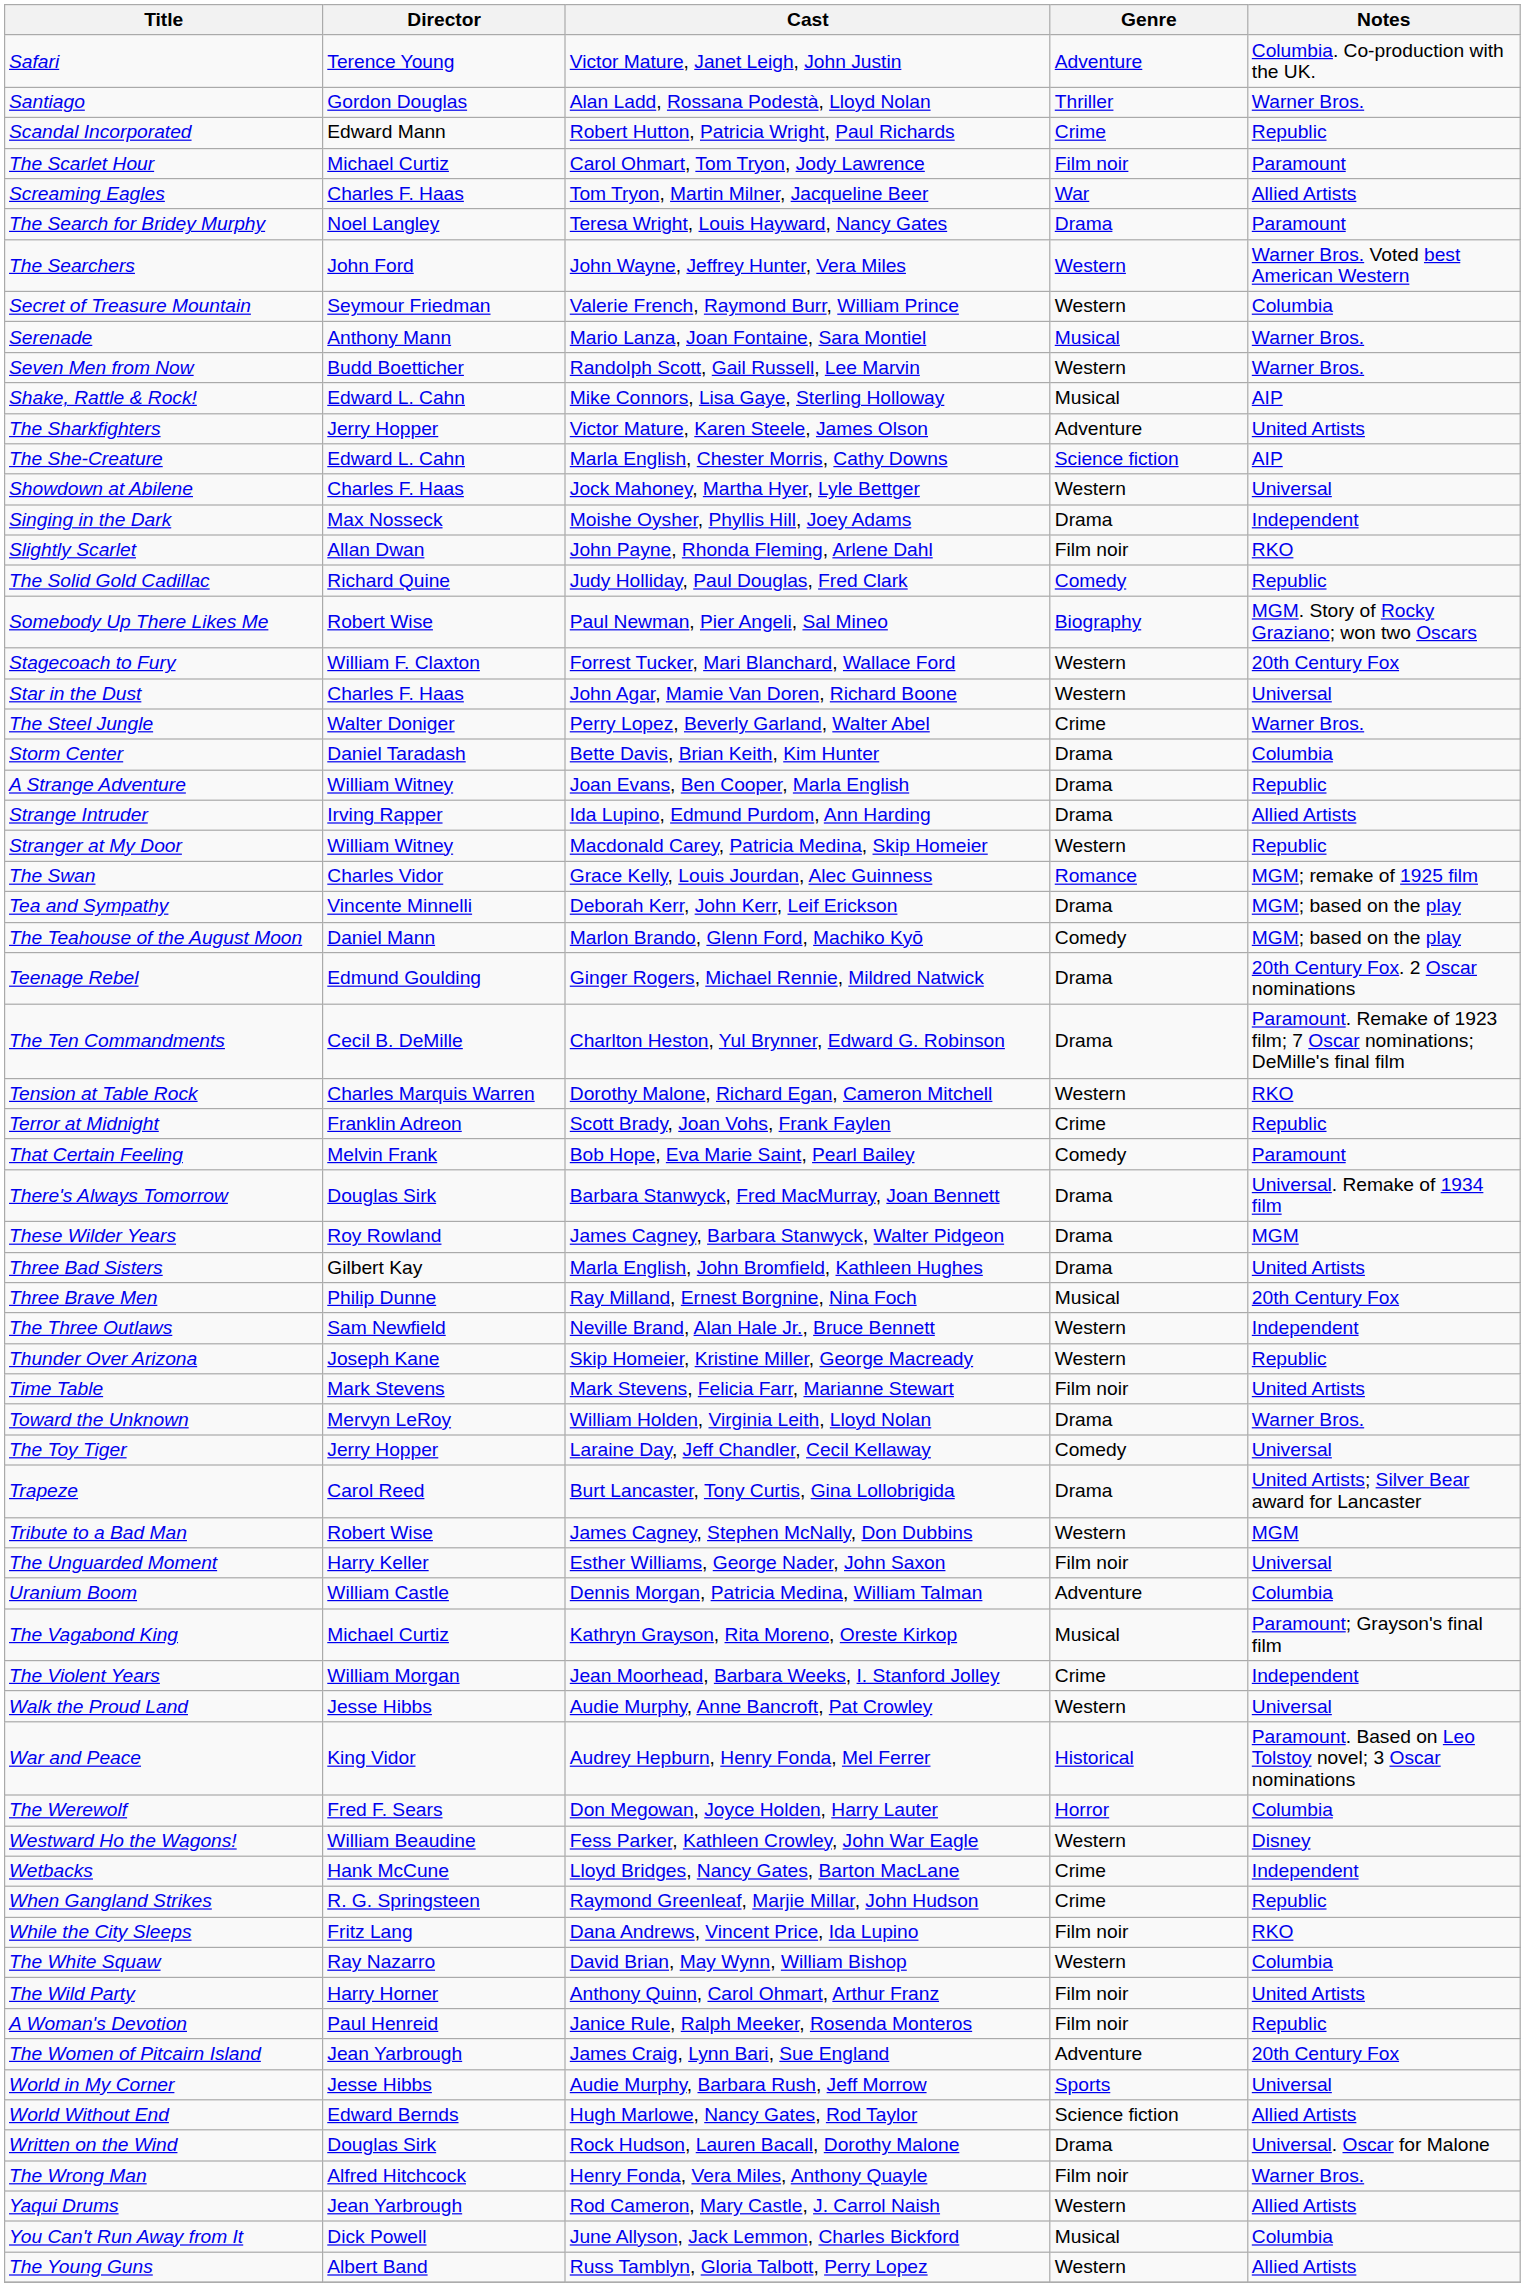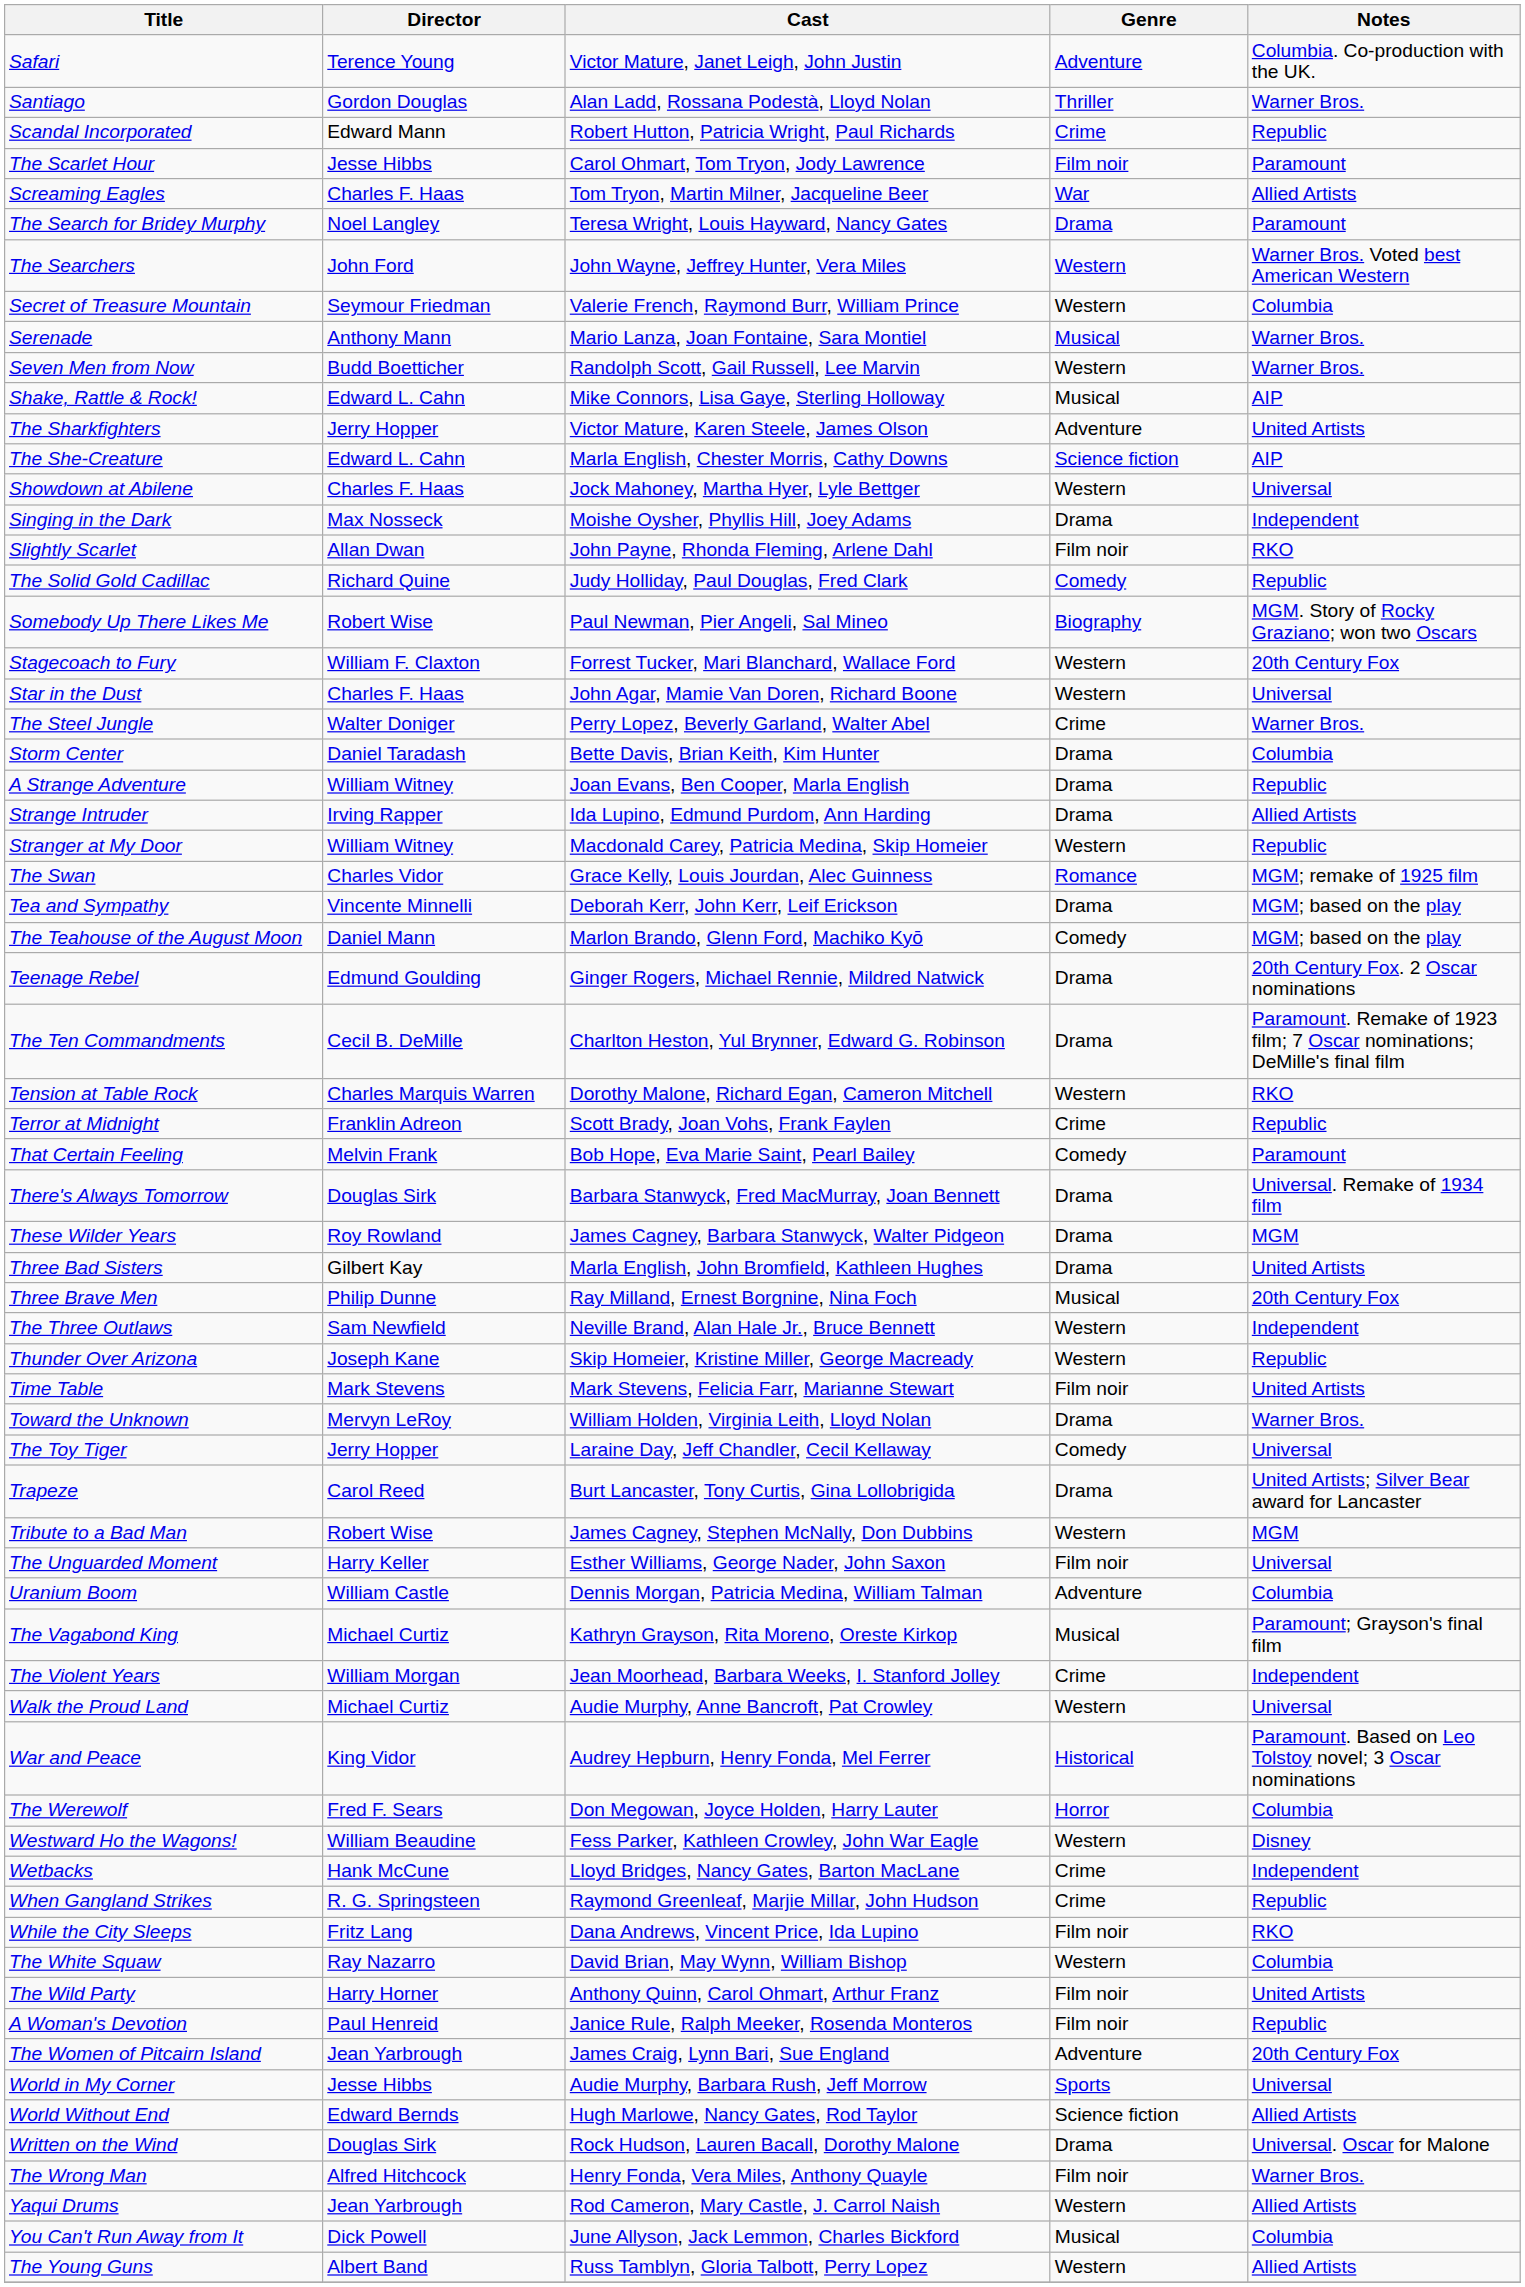(388, 163) Michael Curtiz -> (380, 163) Jesse Hibbs
(380, 1706) Jesse Hibbs -> (388, 1706) Michael Curtiz
